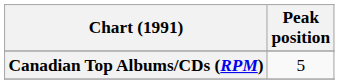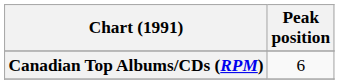(301, 65) 5 -> (301, 65) 6
